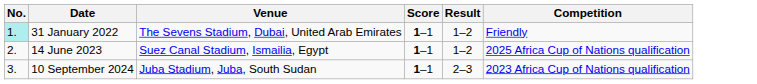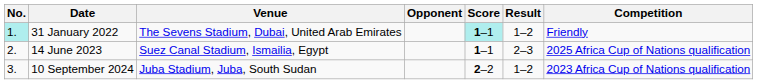+ column: (435, 13)
(423, 32) no background -> (484, 32) paleturquoise background
(463, 50) 1–2 -> (523, 50) 2–3
(423, 69) 1–1 -> (484, 69) 2–2
(463, 69) 2–3 -> (523, 69) 1–2
